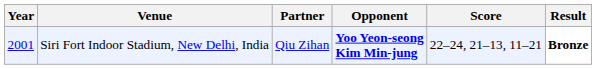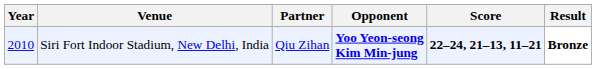(21, 45) 2001 -> (21, 45) 2010
(486, 45) normal -> (486, 45) bold
